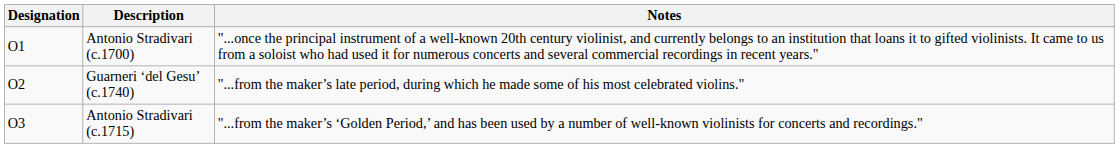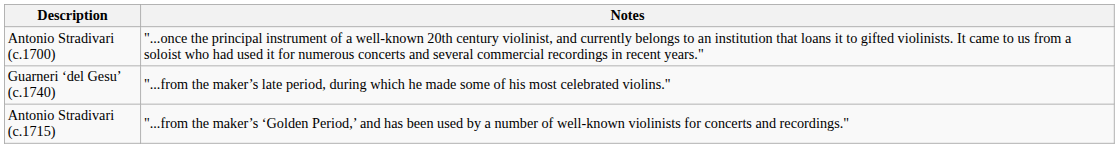- column: (44, 15)
